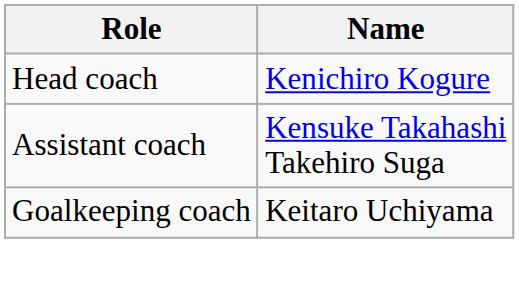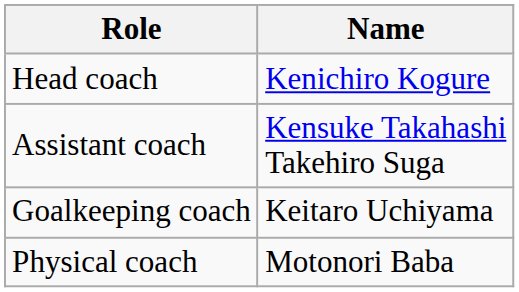+ row: (105, 260)
